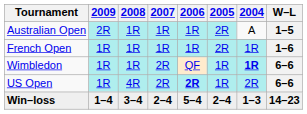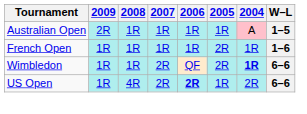(222, 30) 2R -> (222, 30) 1R
(252, 30) no background -> (252, 30) pink background
(222, 65) 1R -> (222, 65) 2R
- row: (31, 100)
